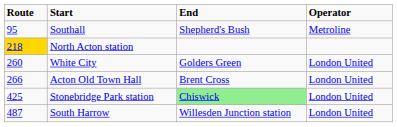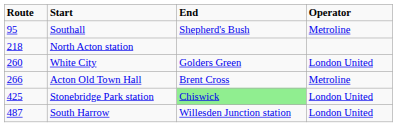(15, 46) gold background -> (15, 46) no background
(341, 79) London United -> (330, 79) Metroline
